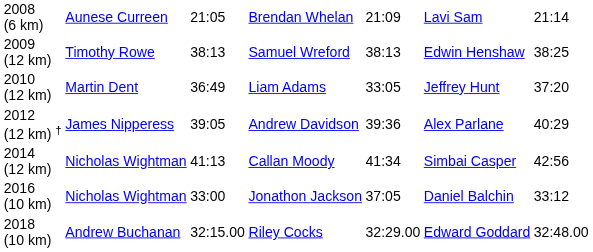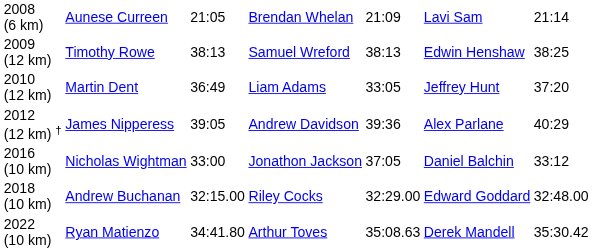- row: (28, 162)
+ row: (28, 232)
